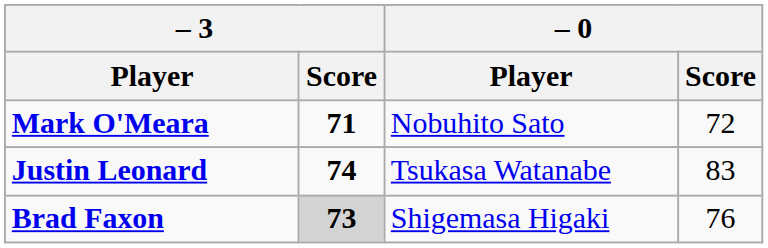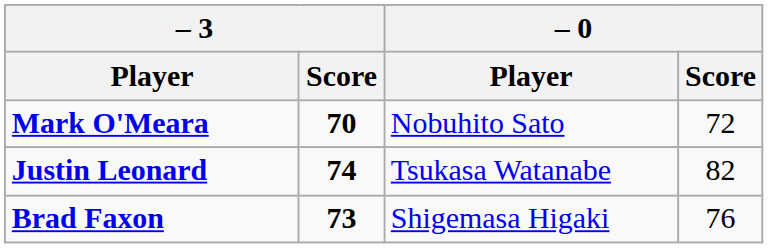(342, 123) 71 -> (342, 123) 70
(721, 170) 83 -> (721, 170) 82
(342, 218) lightgrey background -> (342, 218) no background
